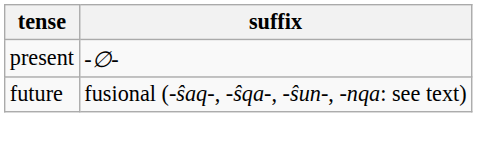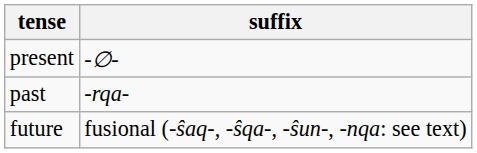+ row: (28, 94)
